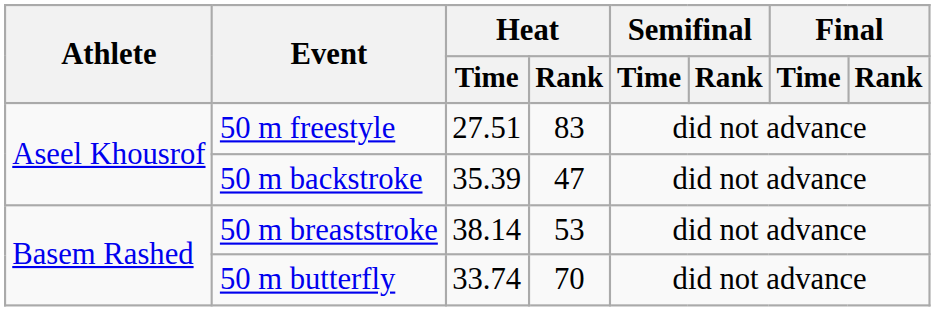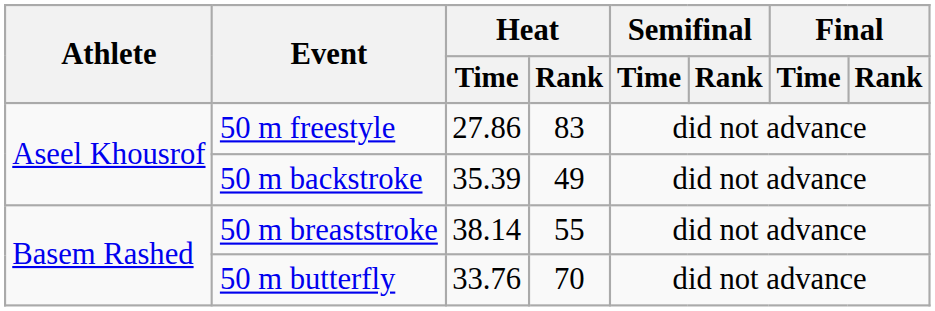(487, 128) 27.51 -> (487, 128) 27.86
(569, 179) 47 -> (569, 179) 49
(569, 229) 53 -> (569, 229) 55
(487, 280) 33.74 -> (487, 280) 33.76
